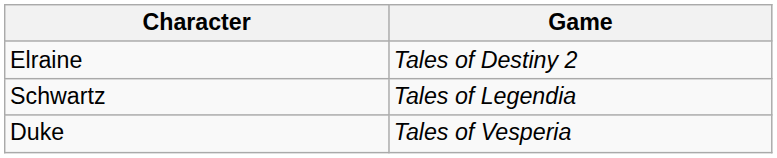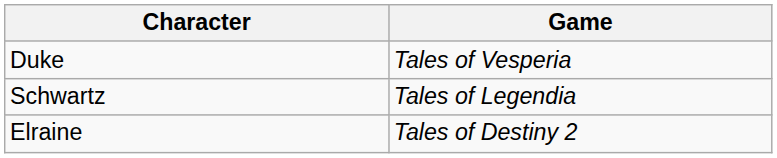rows swapped: (46, 59) <-> (37, 133)
